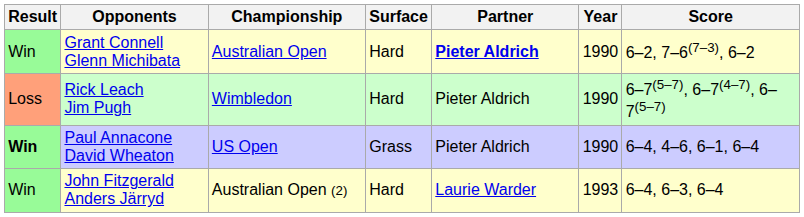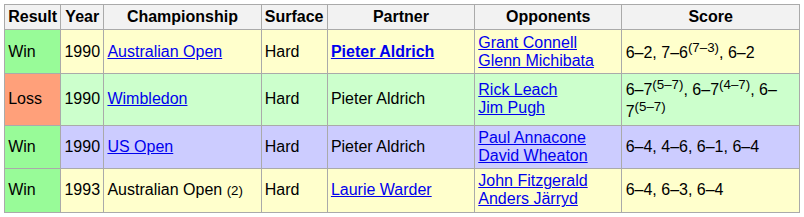columns swapped: (600, 17) <-> (134, 17)
(23, 146) bold -> (22, 146) normal
(391, 146) Grass -> (282, 146) Hard
